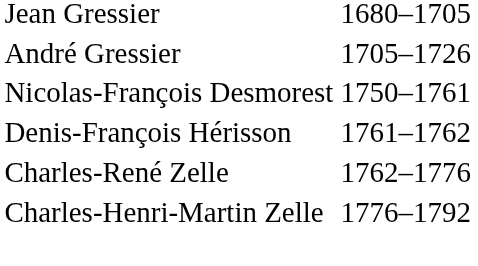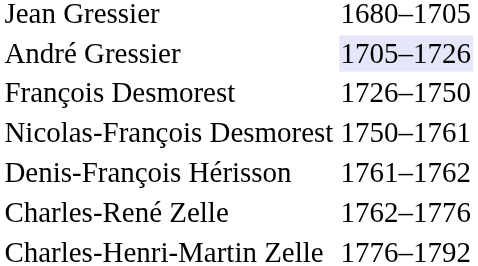(406, 53) no background -> (406, 53) lavender background
+ row: (120, 92)
